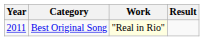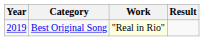(16, 28) 2011 -> (17, 28) 2019
